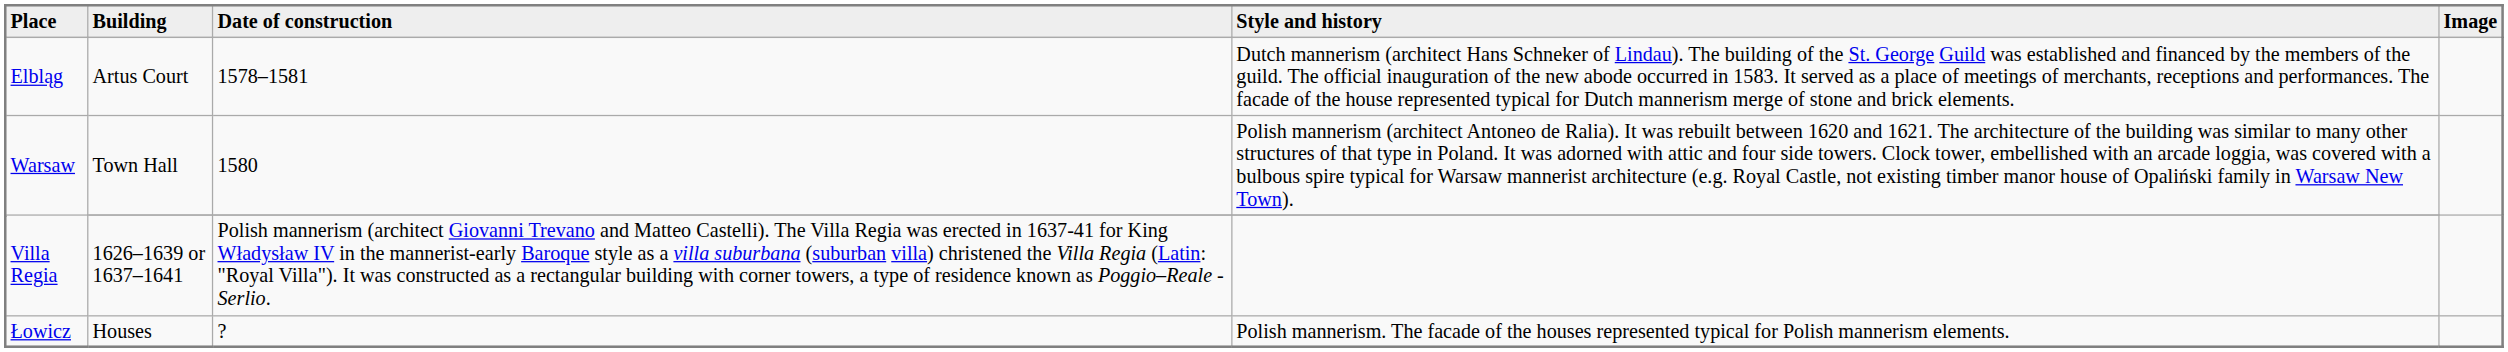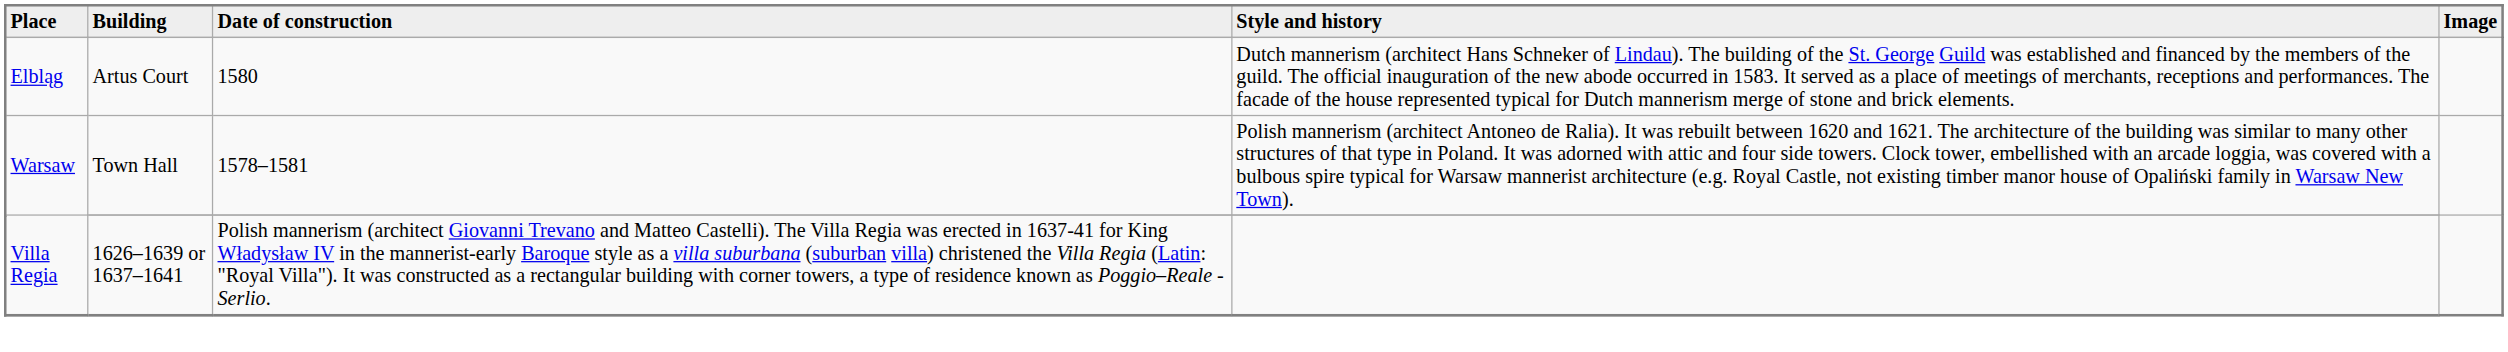(263, 76) 1578–1581 -> (238, 76) 1580
(238, 165) 1580 -> (263, 165) 1578–1581
- row: (41, 331)
